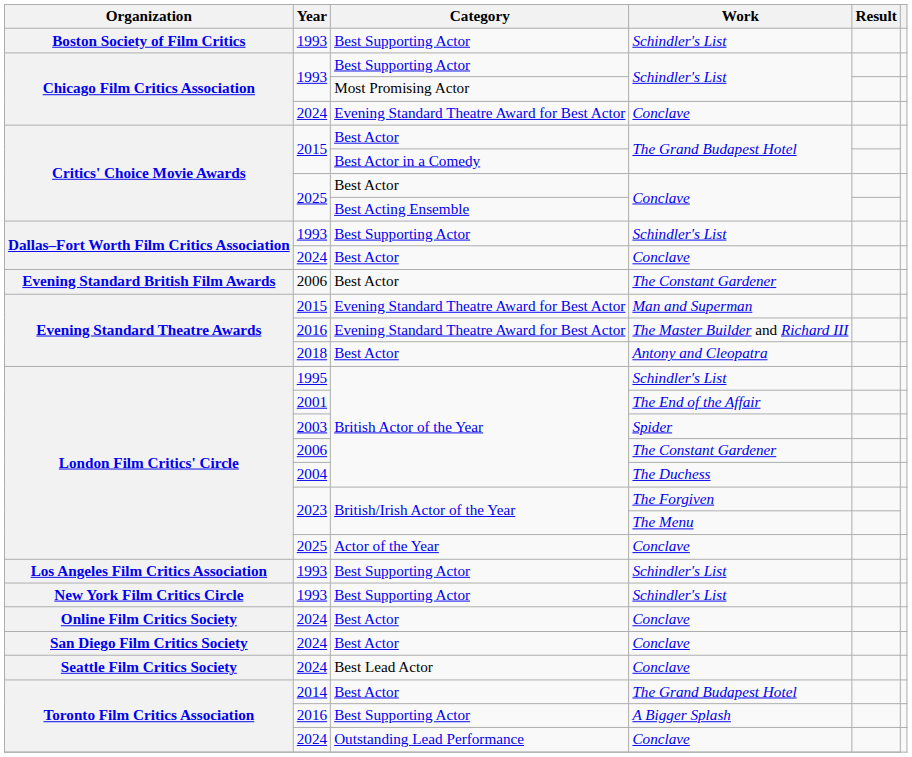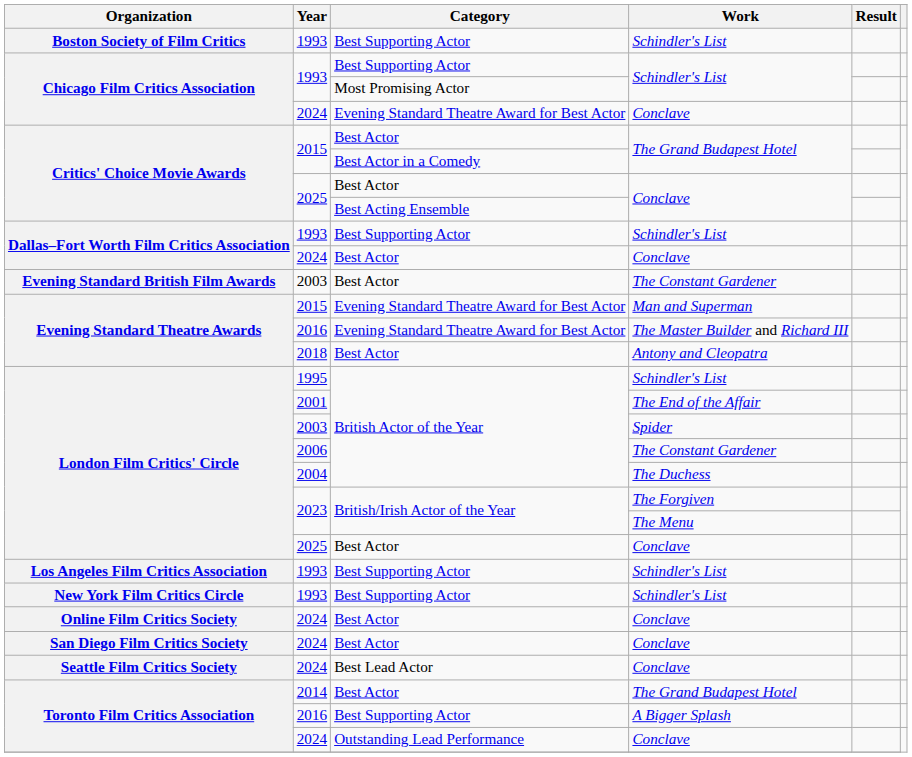(312, 281) 2006 -> (312, 281) 2003
(386, 546) Actor of the Year -> (366, 546) Best Actor
